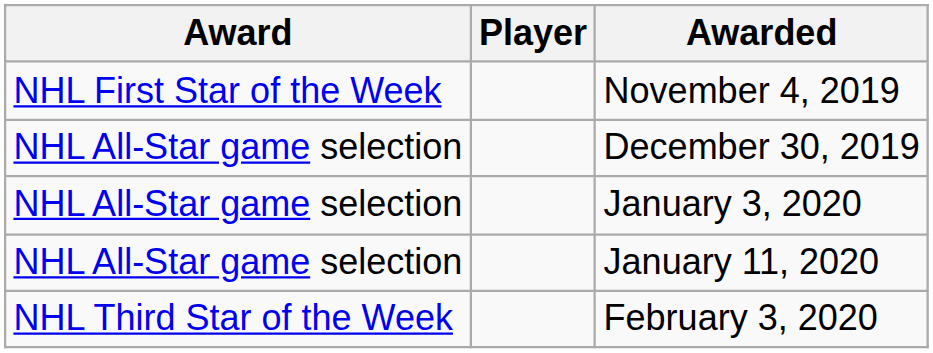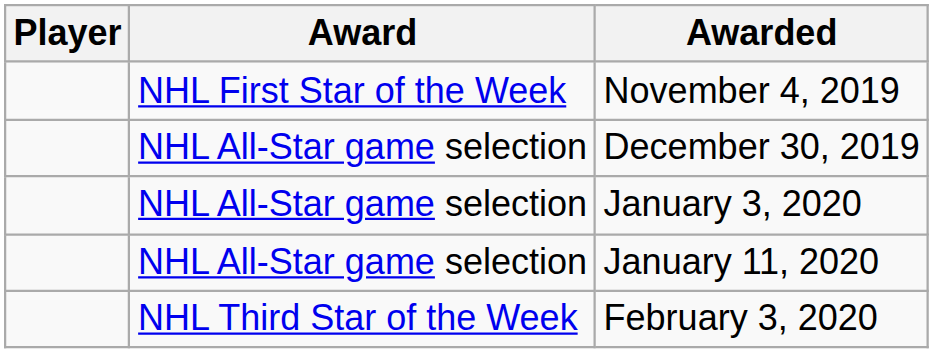columns swapped: (533, 33) <-> (238, 33)
